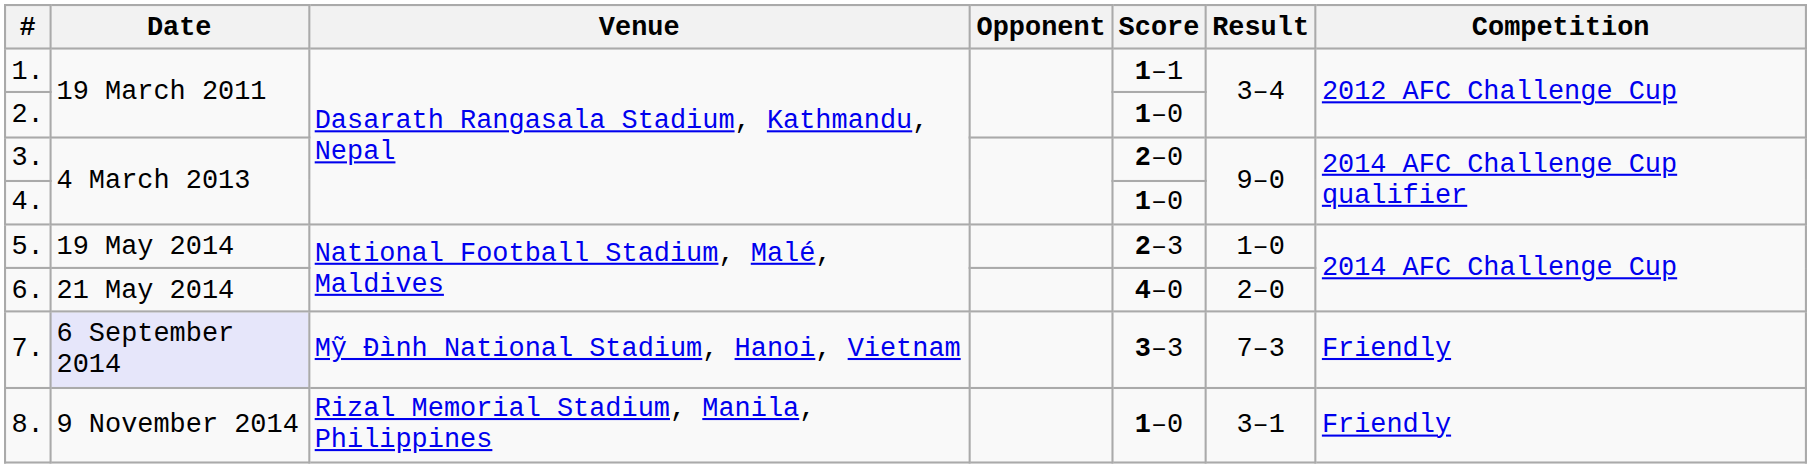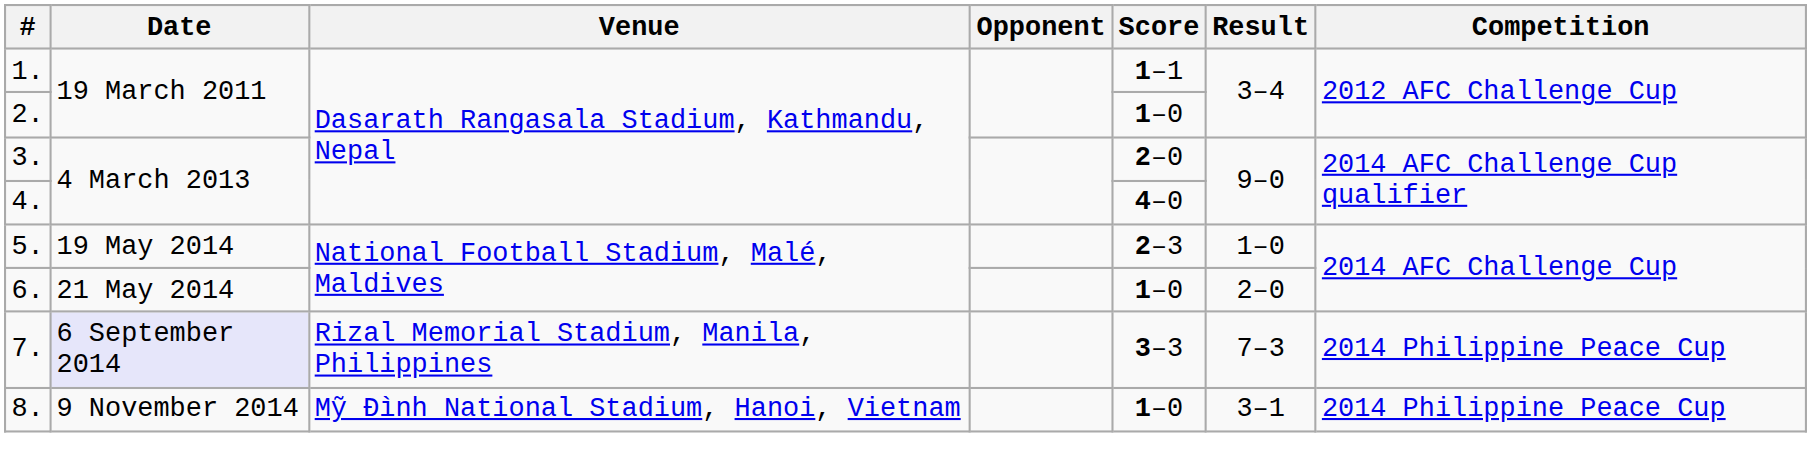(1159, 202) 1–0 -> (1159, 202) 4–0
(1159, 290) 4–0 -> (1159, 290) 1–0
(638, 349) Mỹ Đình National Stadium, Hanoi, Vietnam -> (565, 349) Rizal Memorial Stadium, Manila, Philippines
(1386, 349) Friendly -> (1524, 349) 2014 Philippine Peace Cup
(565, 424) Rizal Memorial Stadium, Manila, Philippines -> (638, 409) Mỹ Đình National Stadium, Hanoi, Vietnam
(1386, 424) Friendly -> (1524, 409) 2014 Philippine Peace Cup
